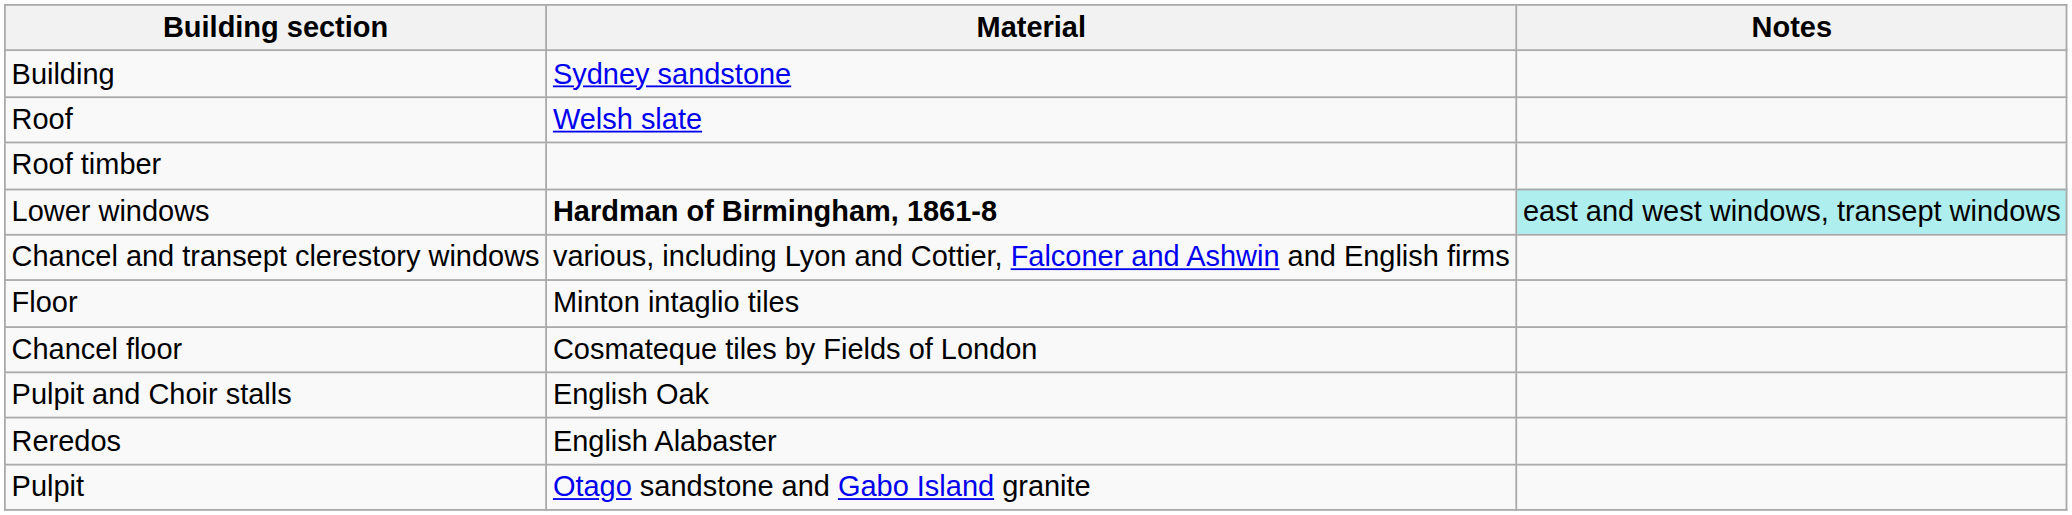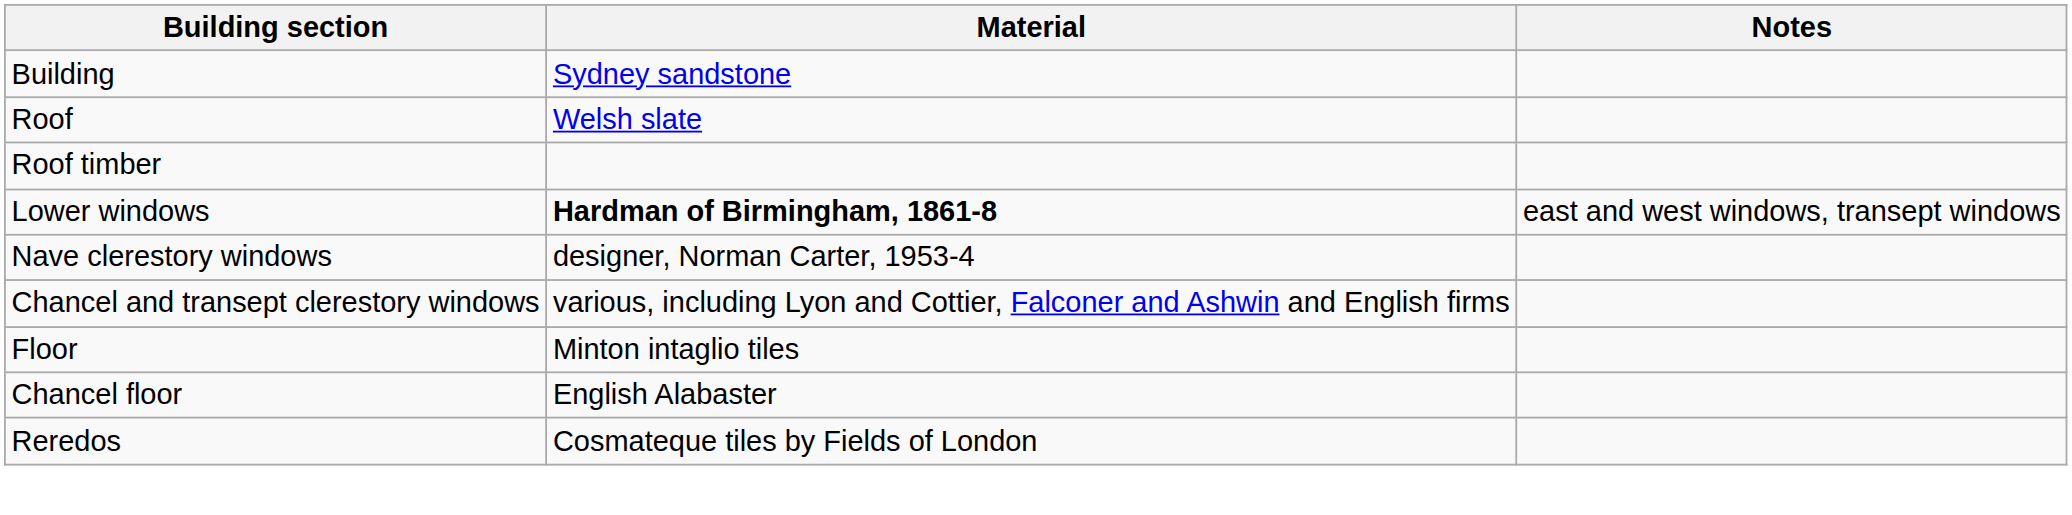(1792, 211) paleturquoise background -> (1792, 211) no background
+ row: (172, 257)
(795, 348) Cosmateque tiles by Fields of London -> (665, 394) English Alabaster
- row: (152, 394)
(665, 440) English Alabaster -> (795, 440) Cosmateque tiles by Fields of London
- row: (48, 486)
